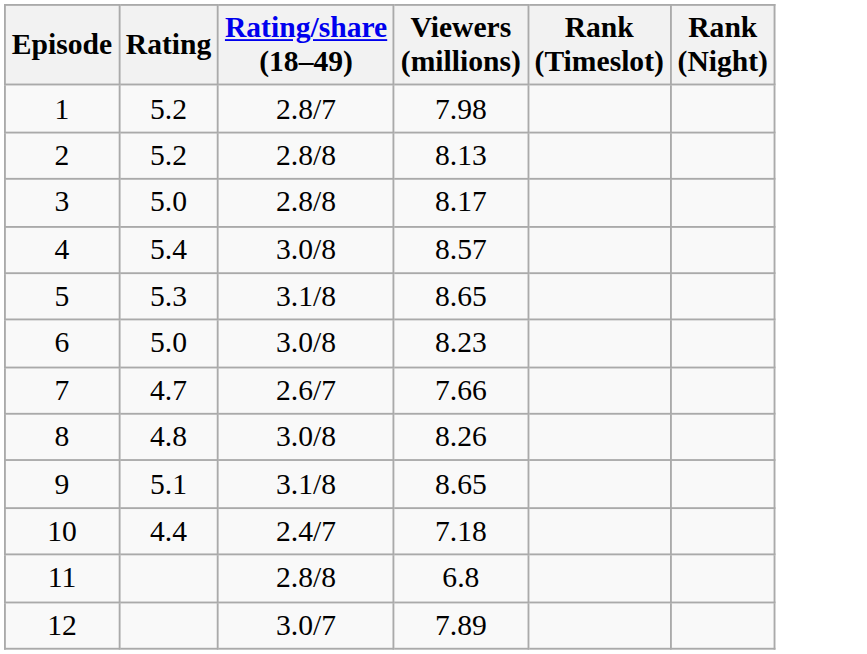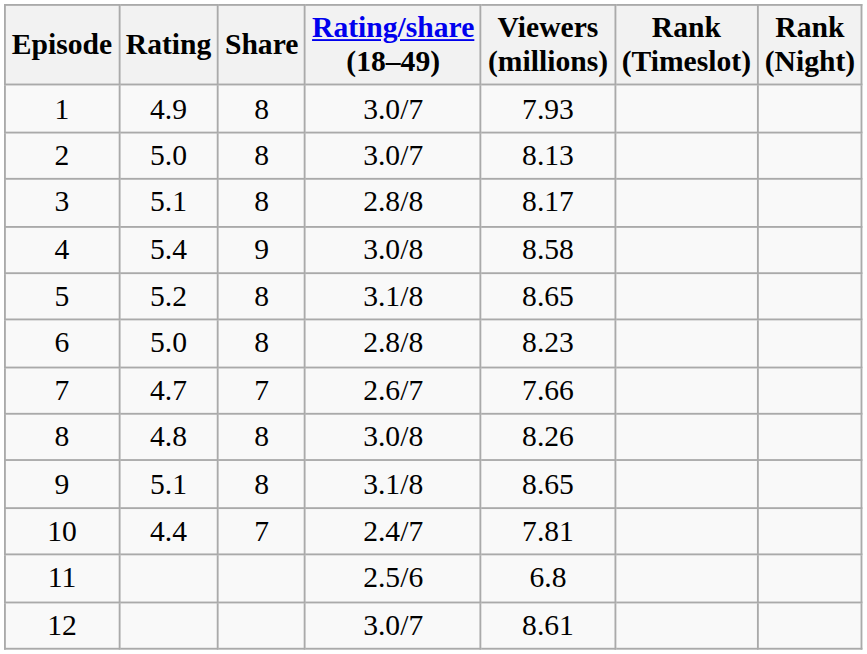+ column: (262, 44)
(169, 108) 5.2 -> (169, 108) 4.9
(306, 108) 2.8/7 -> (393, 108) 3.0/7
(461, 108) 7.98 -> (548, 108) 7.93
(169, 155) 5.2 -> (169, 155) 5.0
(306, 155) 2.8/8 -> (393, 155) 3.0/7
(169, 202) 5.0 -> (169, 202) 5.1
(461, 249) 8.57 -> (548, 249) 8.58
(169, 295) 5.3 -> (169, 295) 5.2
(306, 342) 3.0/8 -> (393, 342) 2.8/8
(461, 530) 7.18 -> (548, 530) 7.81
(306, 577) 2.8/8 -> (393, 577) 2.5/6
(461, 624) 7.89 -> (548, 624) 8.61
